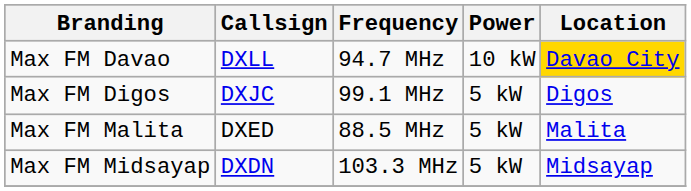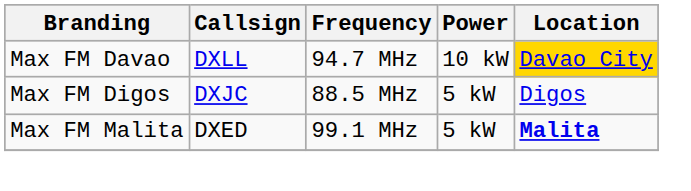(392, 95) 99.1 MHz -> (365, 95) 88.5 MHz
(392, 132) 88.5 MHz -> (365, 132) 99.1 MHz
(586, 132) normal -> (559, 132) bold
- row: (110, 168)
